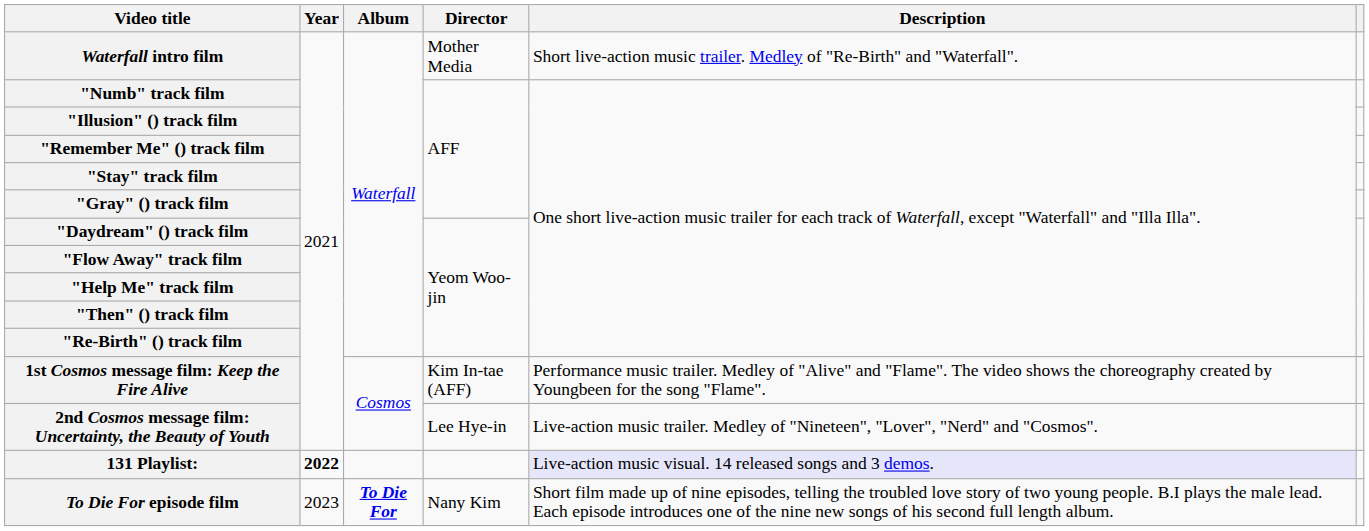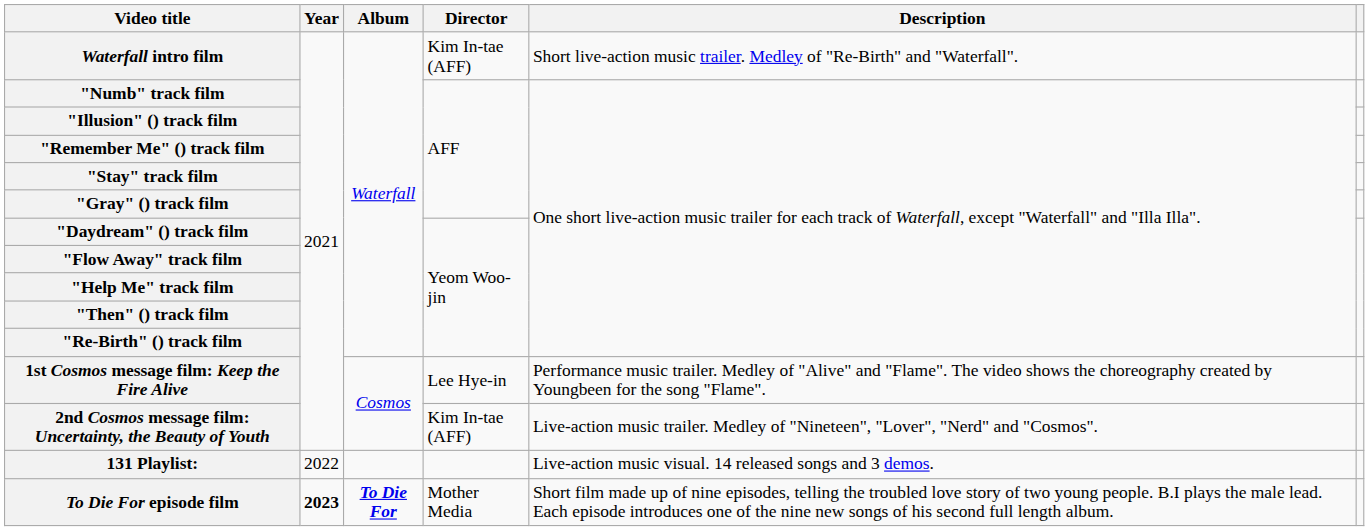(453, 55) Mother Media -> (466, 55) Kim In-tae (AFF)
(466, 379) Kim In-tae (AFF) -> (467, 379) Lee Hye-in
(467, 426) Lee Hye-in -> (466, 426) Kim In-tae (AFF)
(322, 464) bold -> (322, 464) normal
(733, 464) lavender background -> (733, 464) no background
(322, 501) normal -> (322, 501) bold
(464, 501) Nany Kim -> (453, 501) Mother Media
